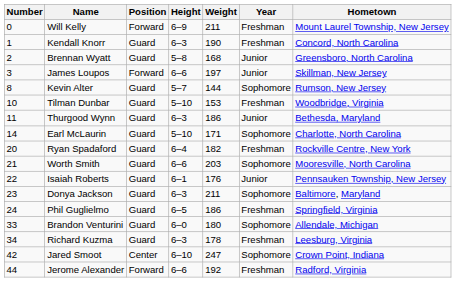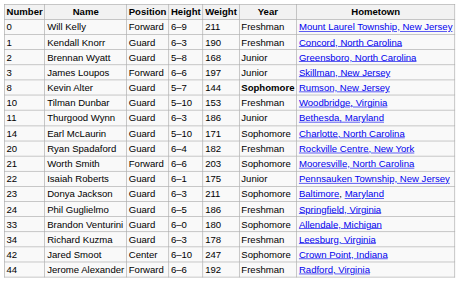(266, 88) normal -> (268, 88) bold
(142, 164) Guard -> (146, 164) Forward
(213, 179) 176 -> (213, 179) 175
